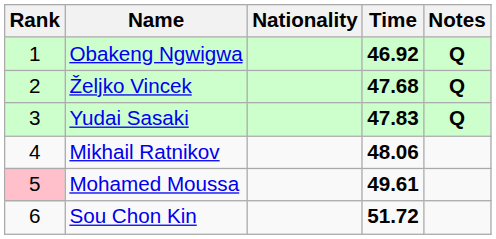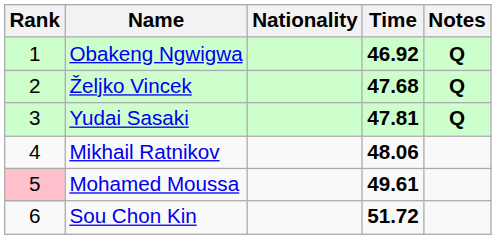(393, 119) 47.83 -> (393, 119) 47.81
